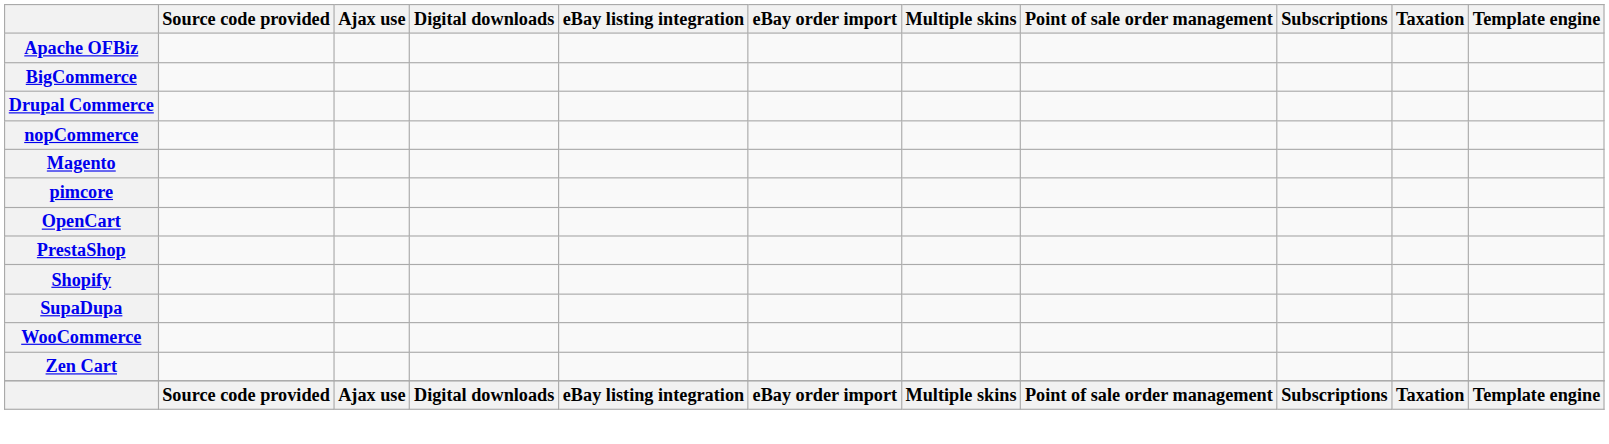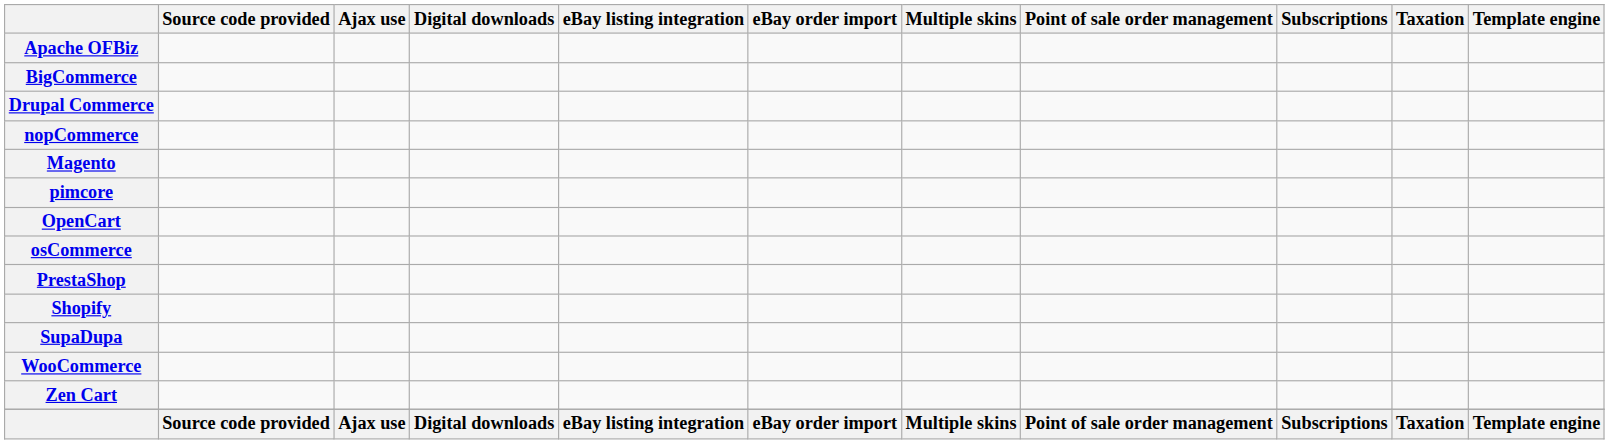+ row: (81, 250)
